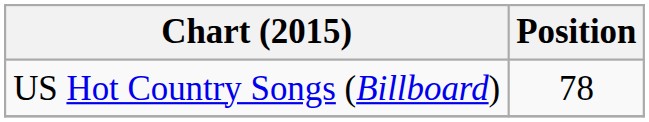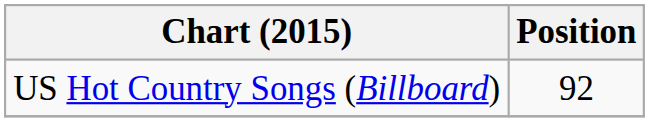(576, 87) 78 -> (576, 87) 92
